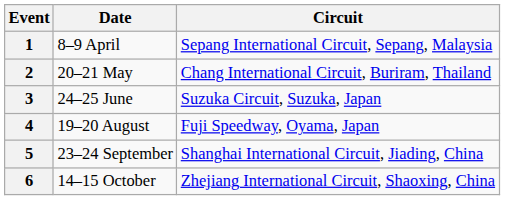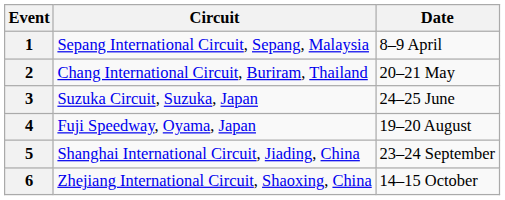columns swapped: (338, 17) <-> (115, 17)
